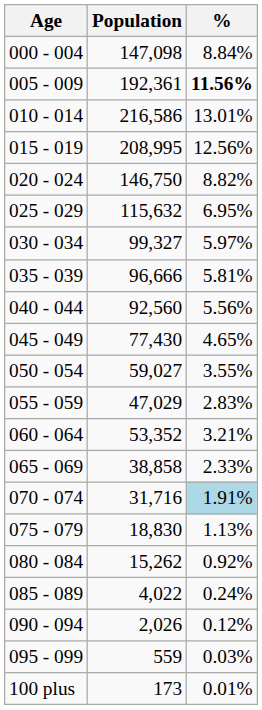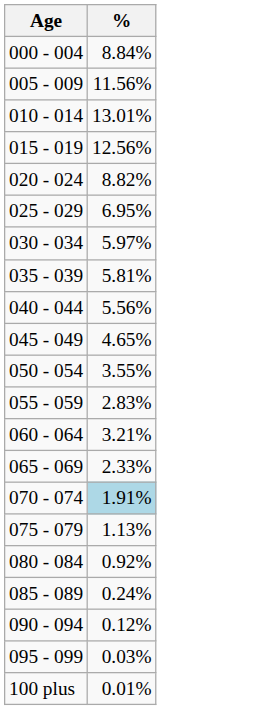- column: (137, 20)
(222, 84) bold -> (122, 84) normal
